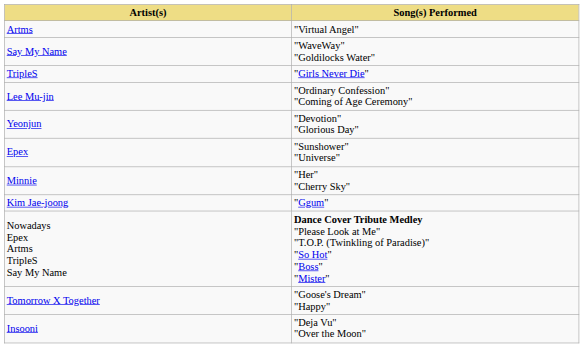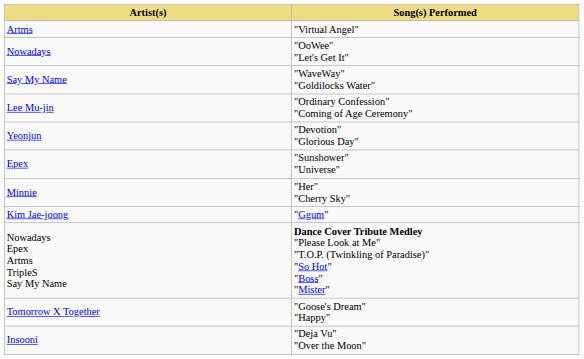+ row: (29, 51)
- row: (22, 73)
